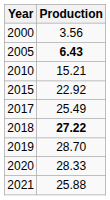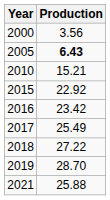+ row: (21, 109)
(71, 128) bold -> (71, 147) normal
- row: (21, 166)
